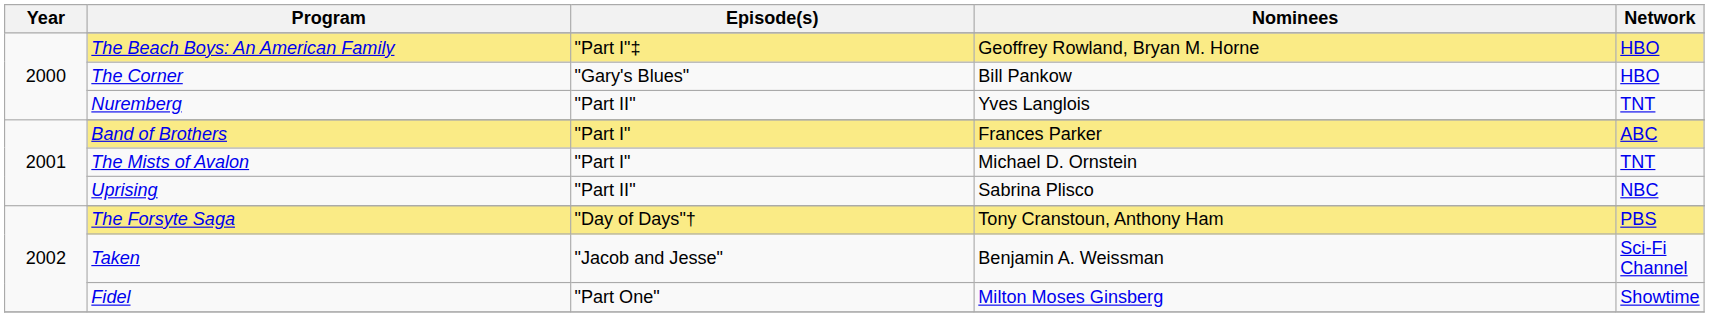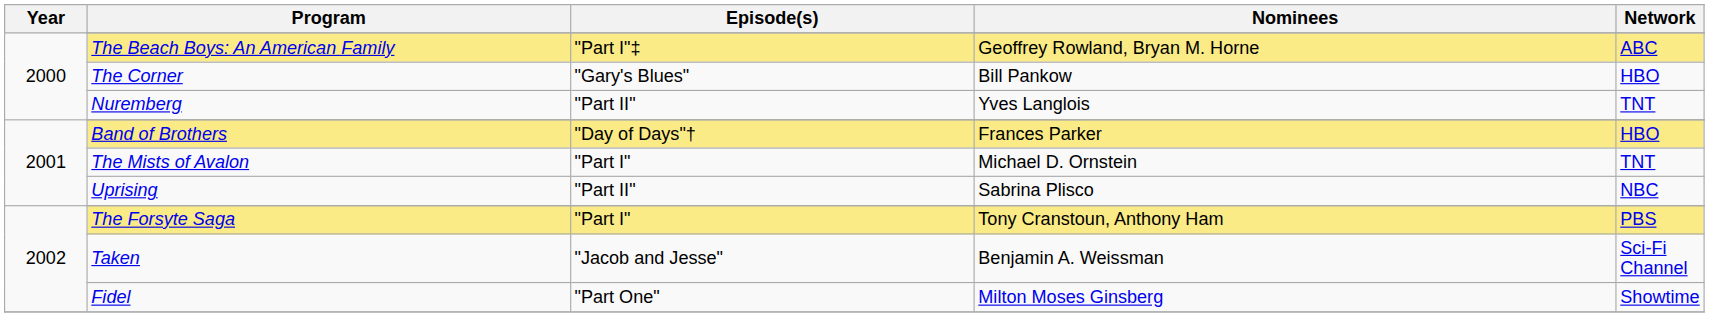(1640, 47) HBO -> (1639, 47) ABC
(603, 133) "Part I" -> (635, 133) "Day of Days"†
(1639, 133) ABC -> (1640, 133) HBO
(635, 219) "Day of Days"† -> (603, 219) "Part I"
